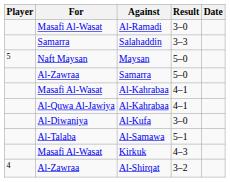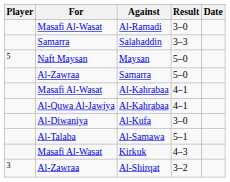(9, 166) 4 -> (9, 166) 3
